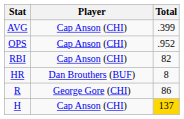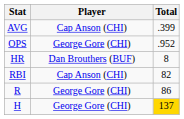(92, 43) Cap Anson (CHI) -> (92, 43) George Gore (CHI)
rows swapped: (17, 75) <-> (17, 59)
(92, 106) Cap Anson (CHI) -> (92, 106) George Gore (CHI)
